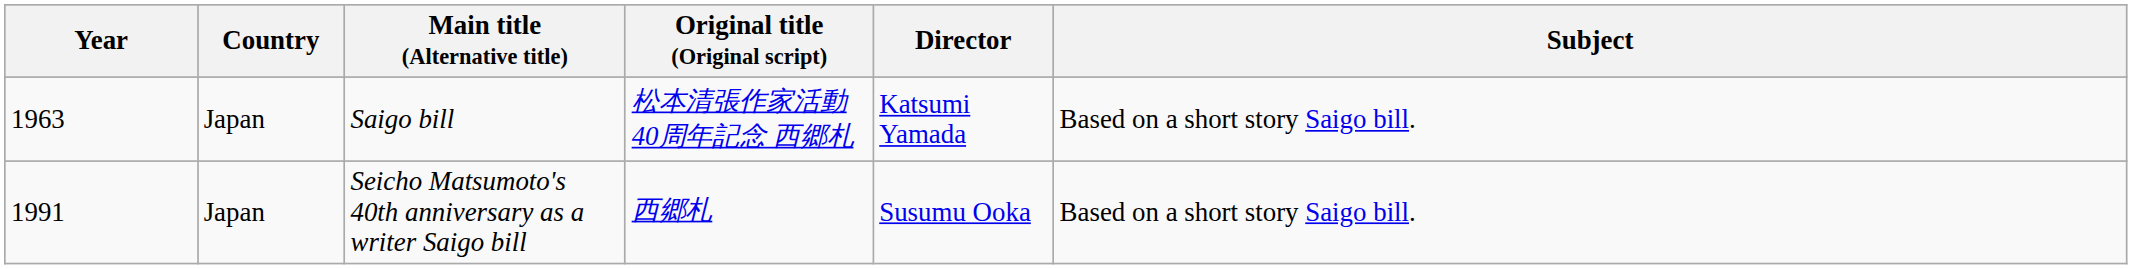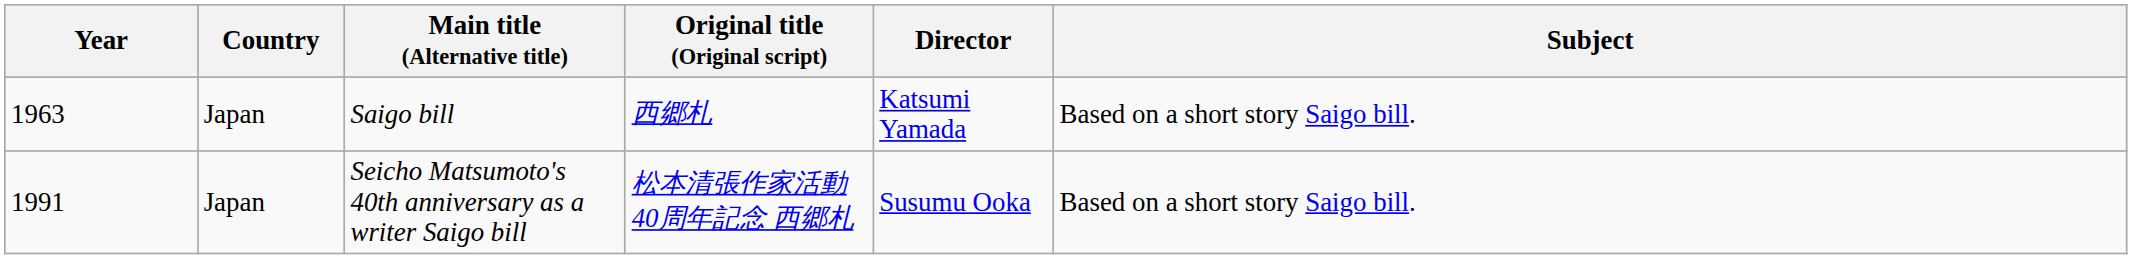(743, 118) 松本清張作家活動40周年記念 西郷札 -> (672, 112) 西郷札
(672, 211) 西郷札 -> (743, 200) 松本清張作家活動40周年記念 西郷札
